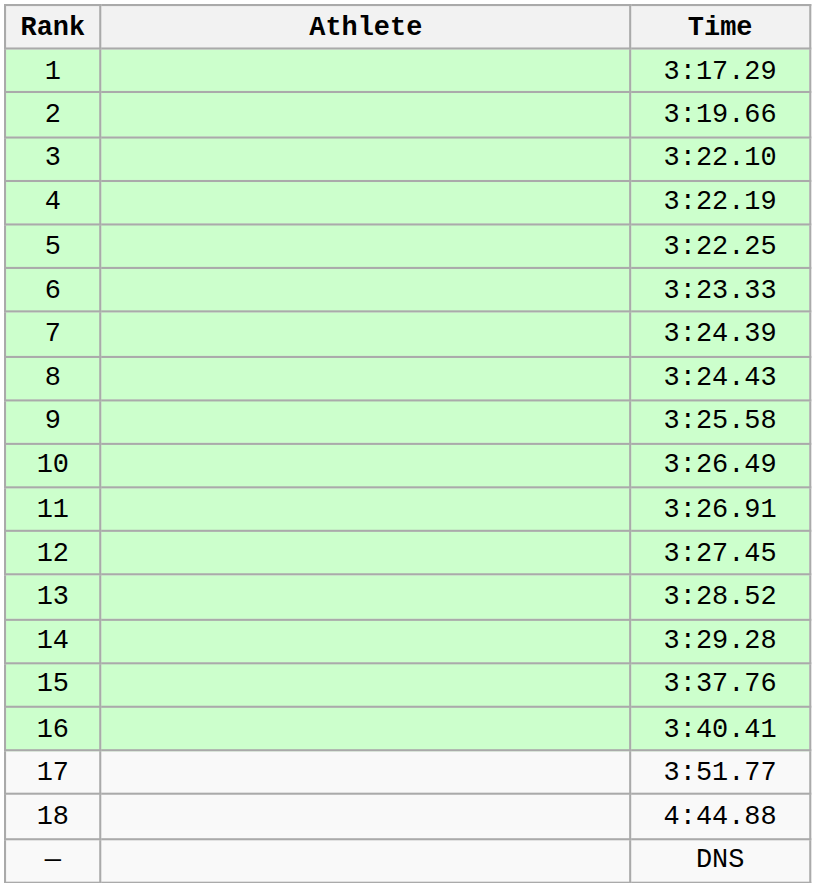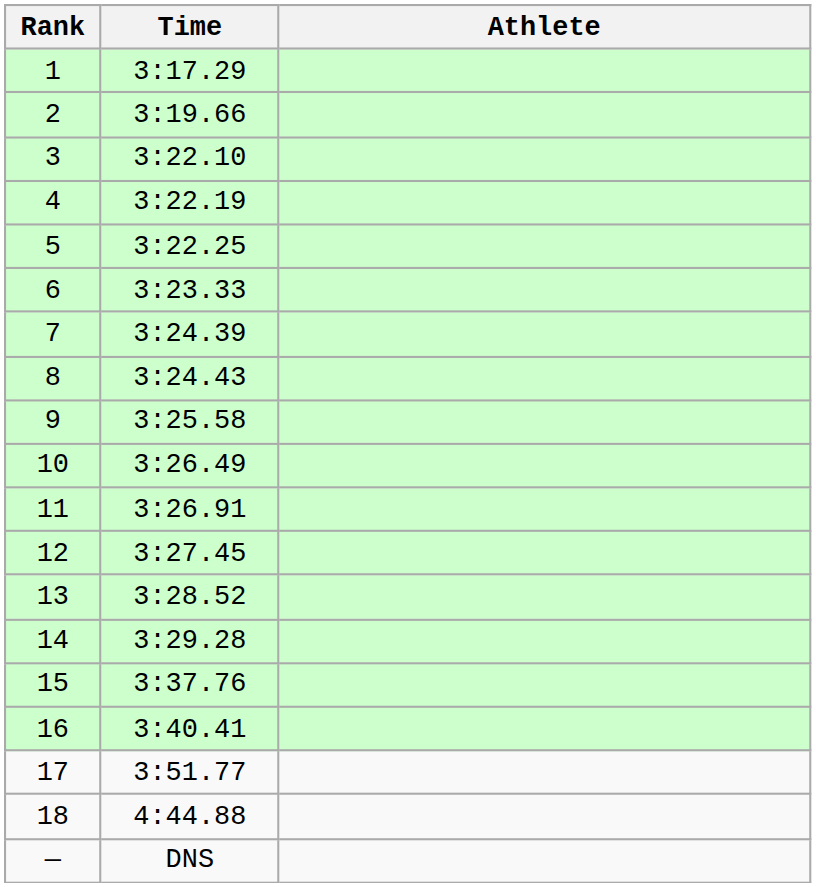columns swapped: (366, 27) <-> (720, 27)
